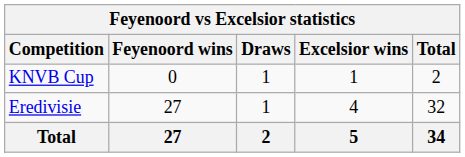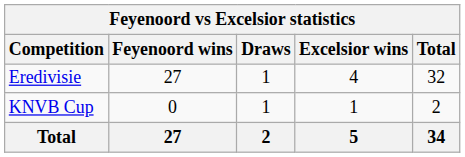rows swapped: (45, 107) <-> (51, 78)
